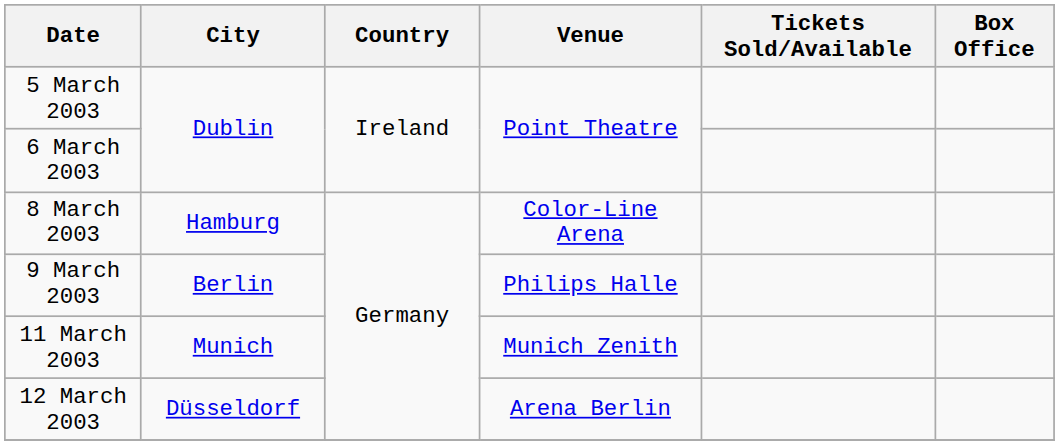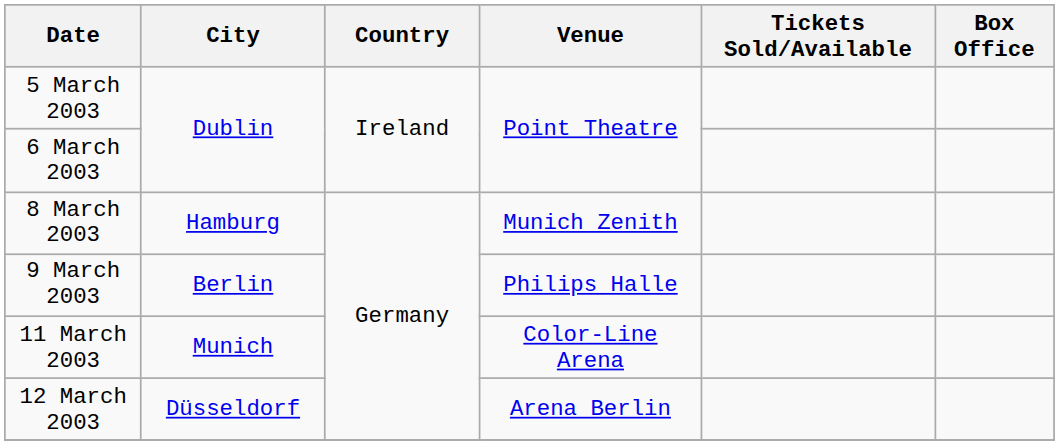(590, 223) Color-Line Arena -> (590, 223) Munich Zenith
(590, 347) Munich Zenith -> (590, 347) Color-Line Arena
